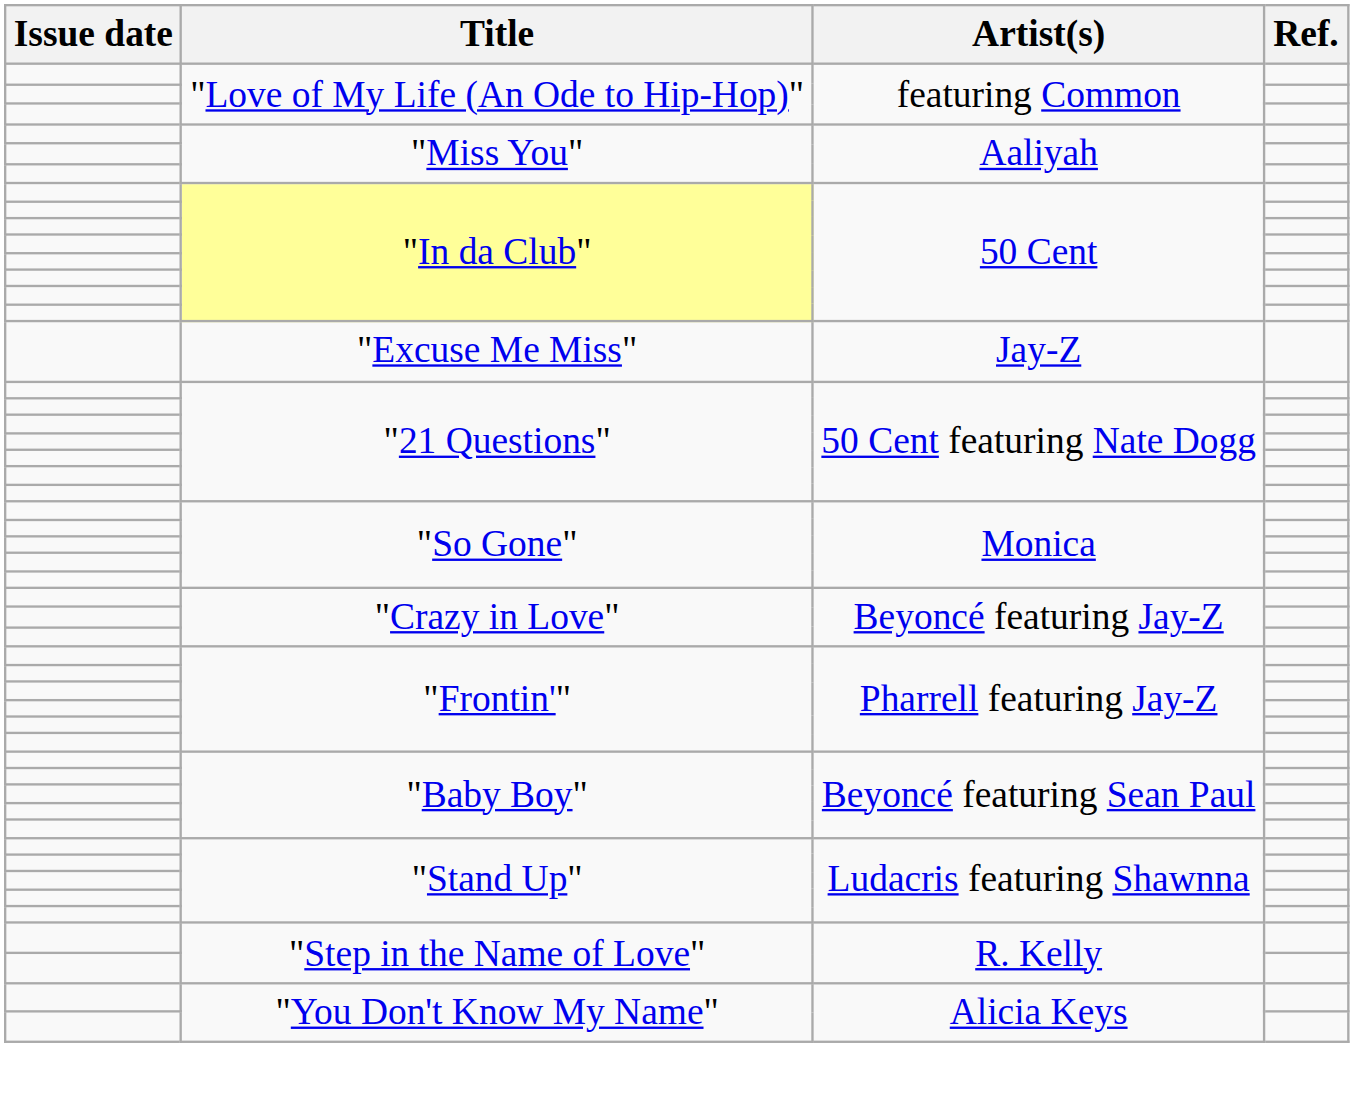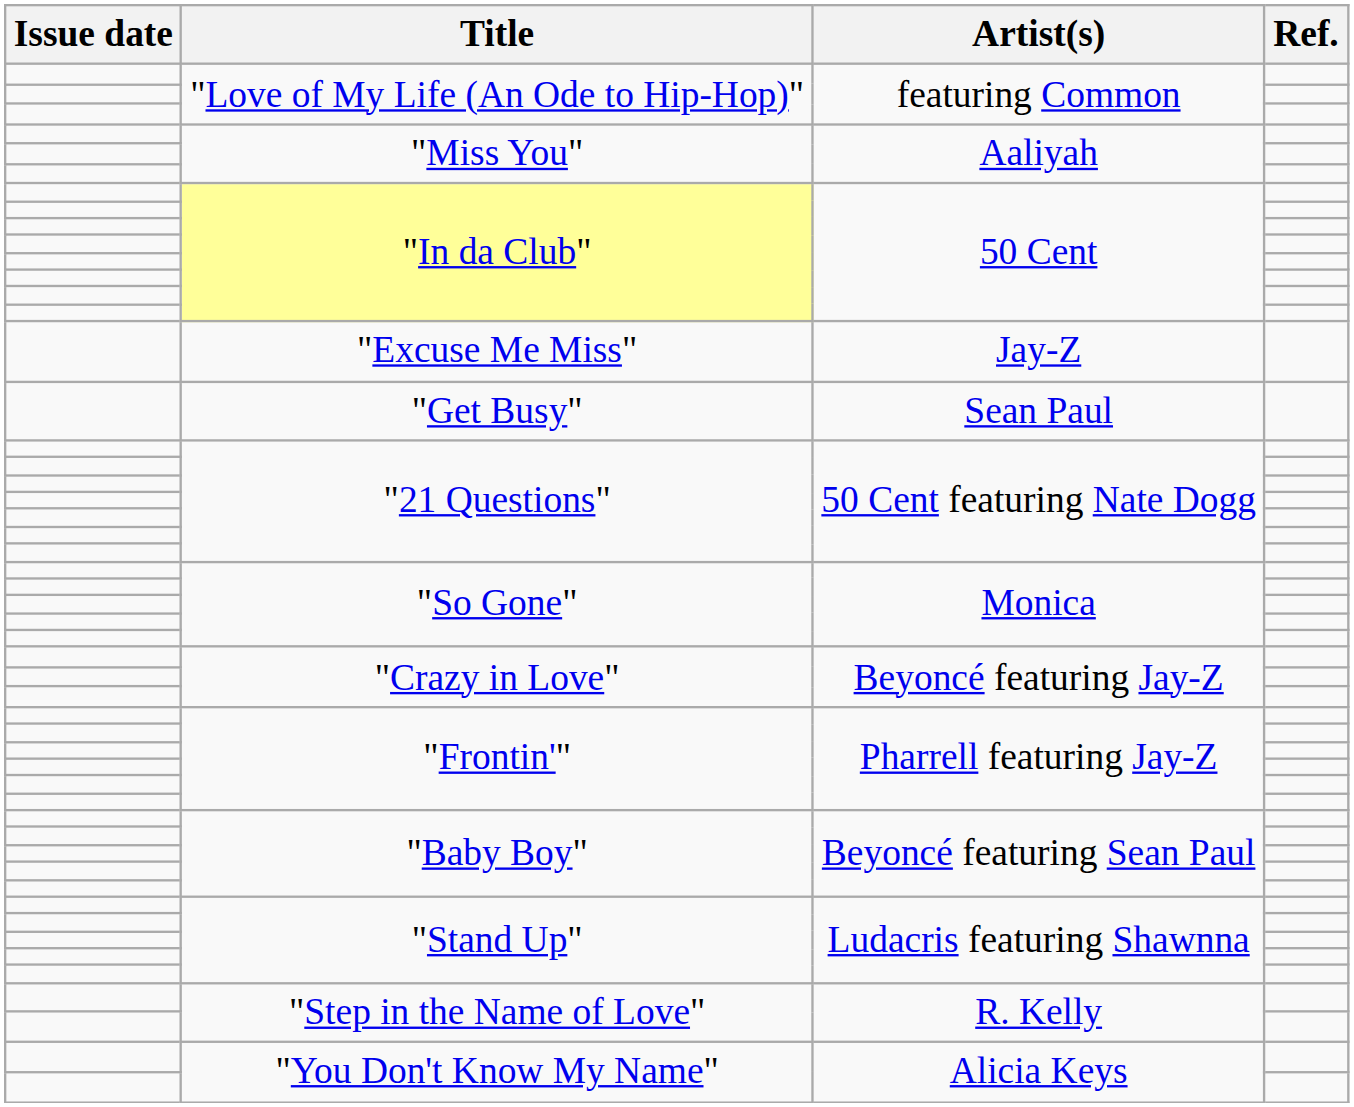+ row: (497, 409)
